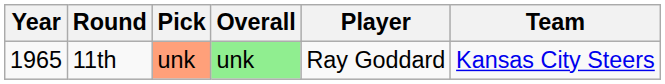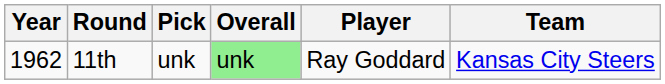(36, 60) 1965 -> (36, 60) 1962
(176, 60) lightsalmon background -> (176, 60) no background
